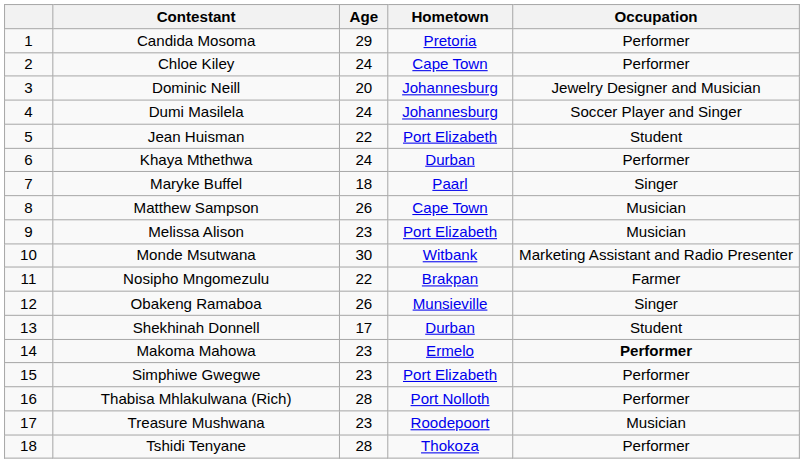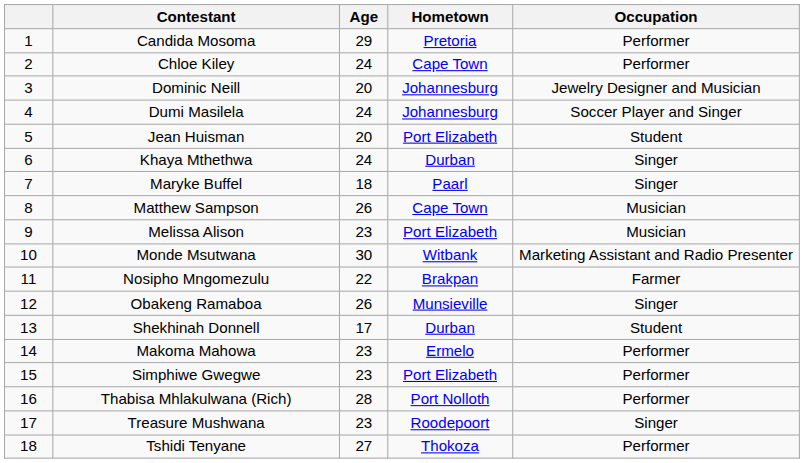(364, 136) 22 -> (364, 136) 20
(656, 160) Performer -> (656, 160) Singer
(656, 351) bold -> (656, 351) normal
(656, 423) Musician -> (656, 423) Singer
(364, 447) 28 -> (364, 447) 27
